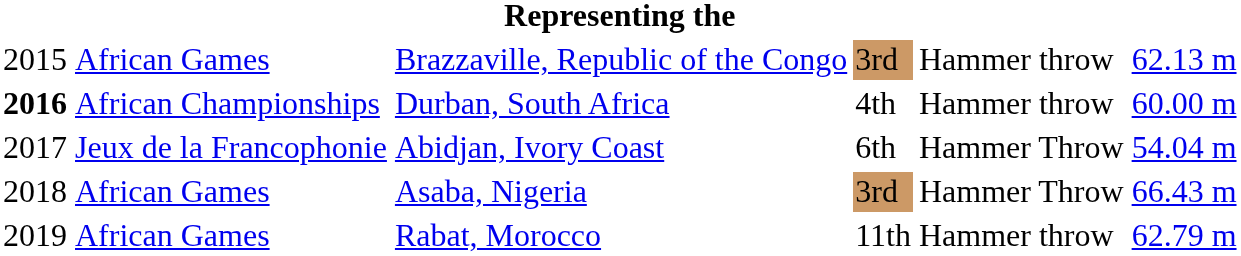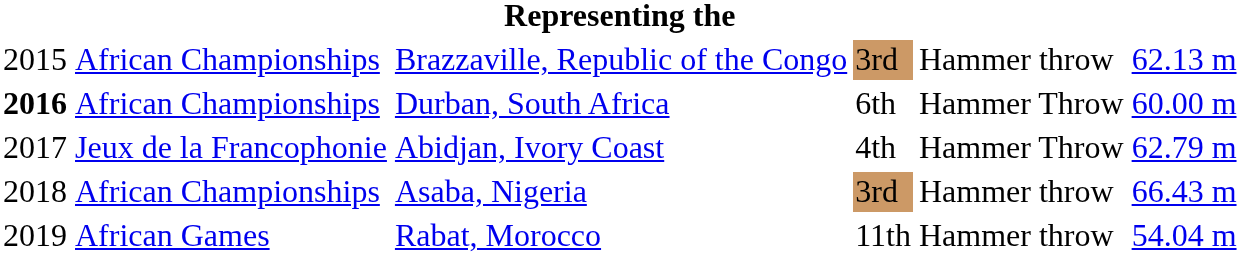(172, 59) African Games -> (227, 59) African Championships
(876, 103) 4th -> (876, 103) 6th
(1016, 103) Hammer throw -> (1021, 103) Hammer Throw
(876, 147) 6th -> (876, 147) 4th
(1184, 147) 54.04 m -> (1184, 147) 62.79 m
(172, 191) African Games -> (227, 191) African Championships
(1021, 191) Hammer Throw -> (1016, 191) Hammer throw
(1184, 235) 62.79 m -> (1184, 235) 54.04 m
